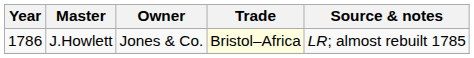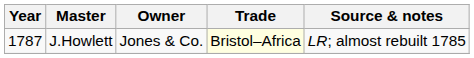(25, 41) 1786 -> (25, 41) 1787
